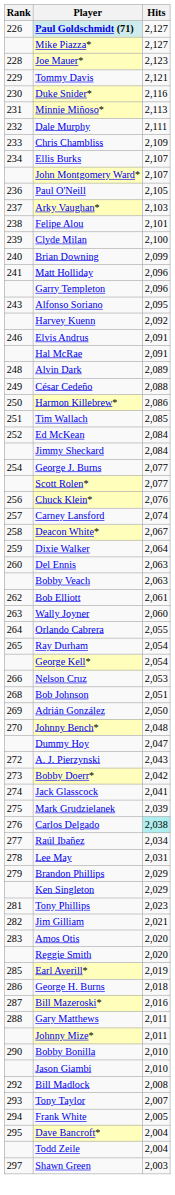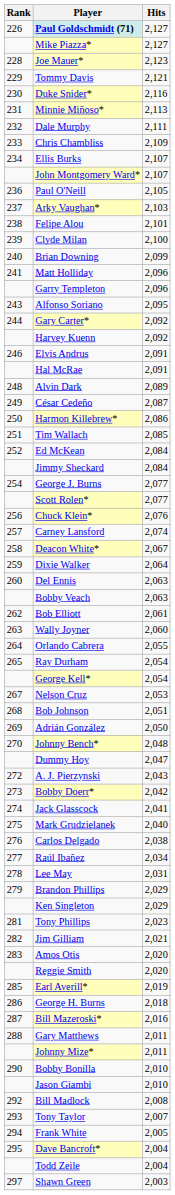+ row: (62, 321)
(156, 386) 2,088 -> (156, 402) 2,087
(14, 678) 266 -> (14, 694) 267
(156, 808) 2,039 -> (156, 824) 2,040
(156, 824) paleturquoise background -> (156, 841) no background
